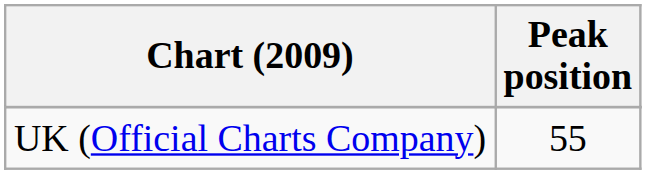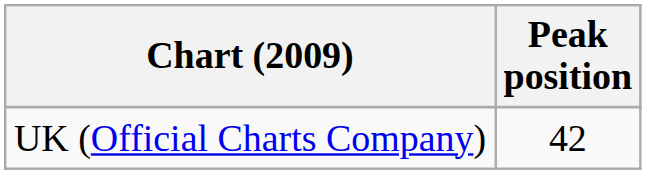(568, 137) 55 -> (568, 137) 42
